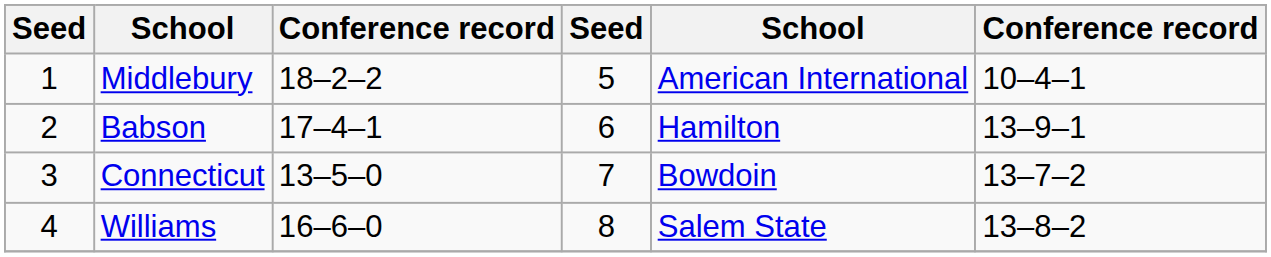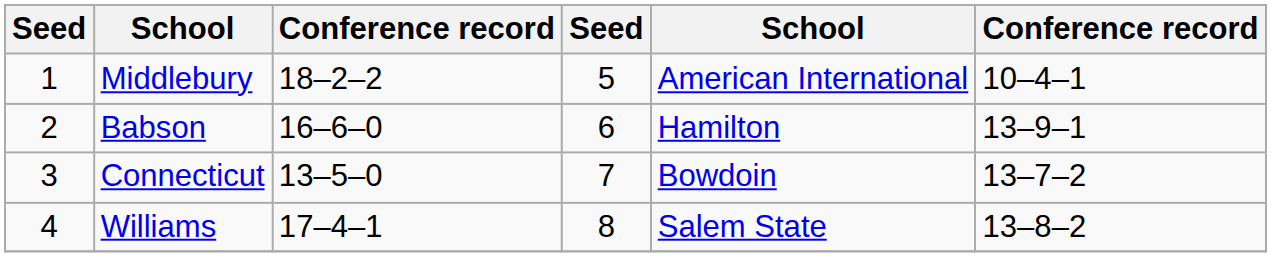(331, 127) 17–4–1 -> (331, 127) 16–6–0
(331, 226) 16–6–0 -> (331, 226) 17–4–1
